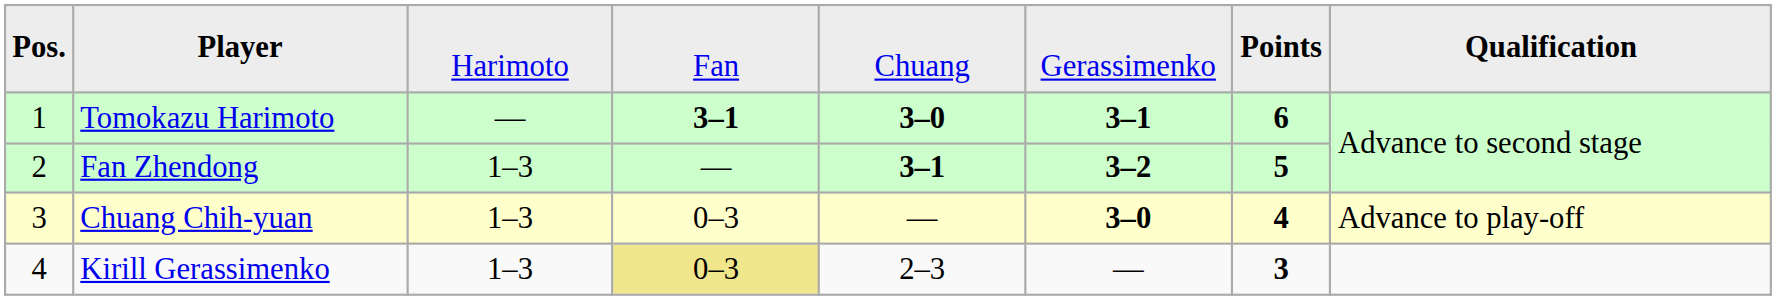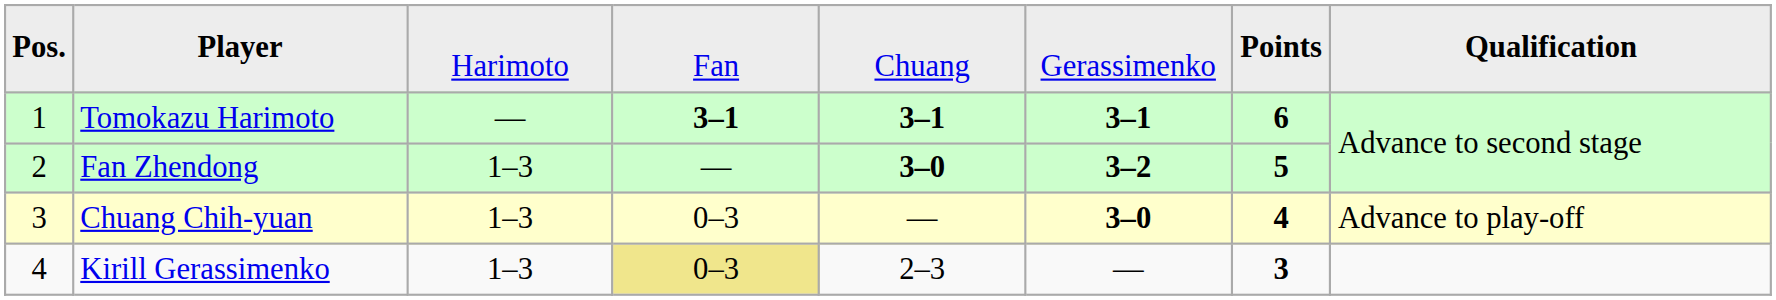(922, 116) 3–0 -> (922, 116) 3–1
(922, 167) 3–1 -> (922, 167) 3–0
